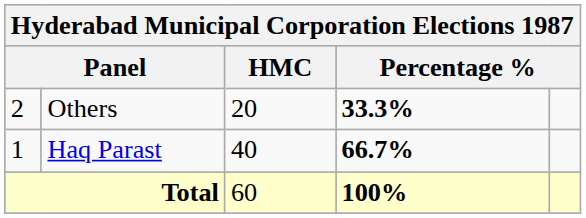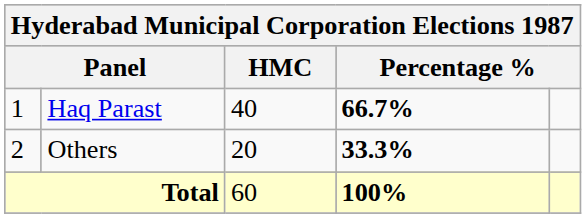rows swapped: (105, 150) <-> (82, 108)
